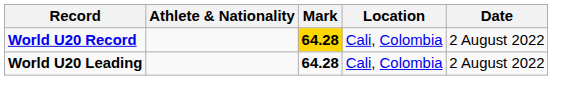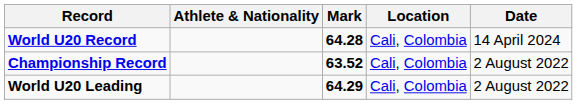(320, 39) gold background -> (344, 39) no background
(497, 39) 2 August 2022 -> (517, 39) 14 April 2024
+ row: (87, 63)
(320, 63) 64.28 -> (344, 87) 64.29
